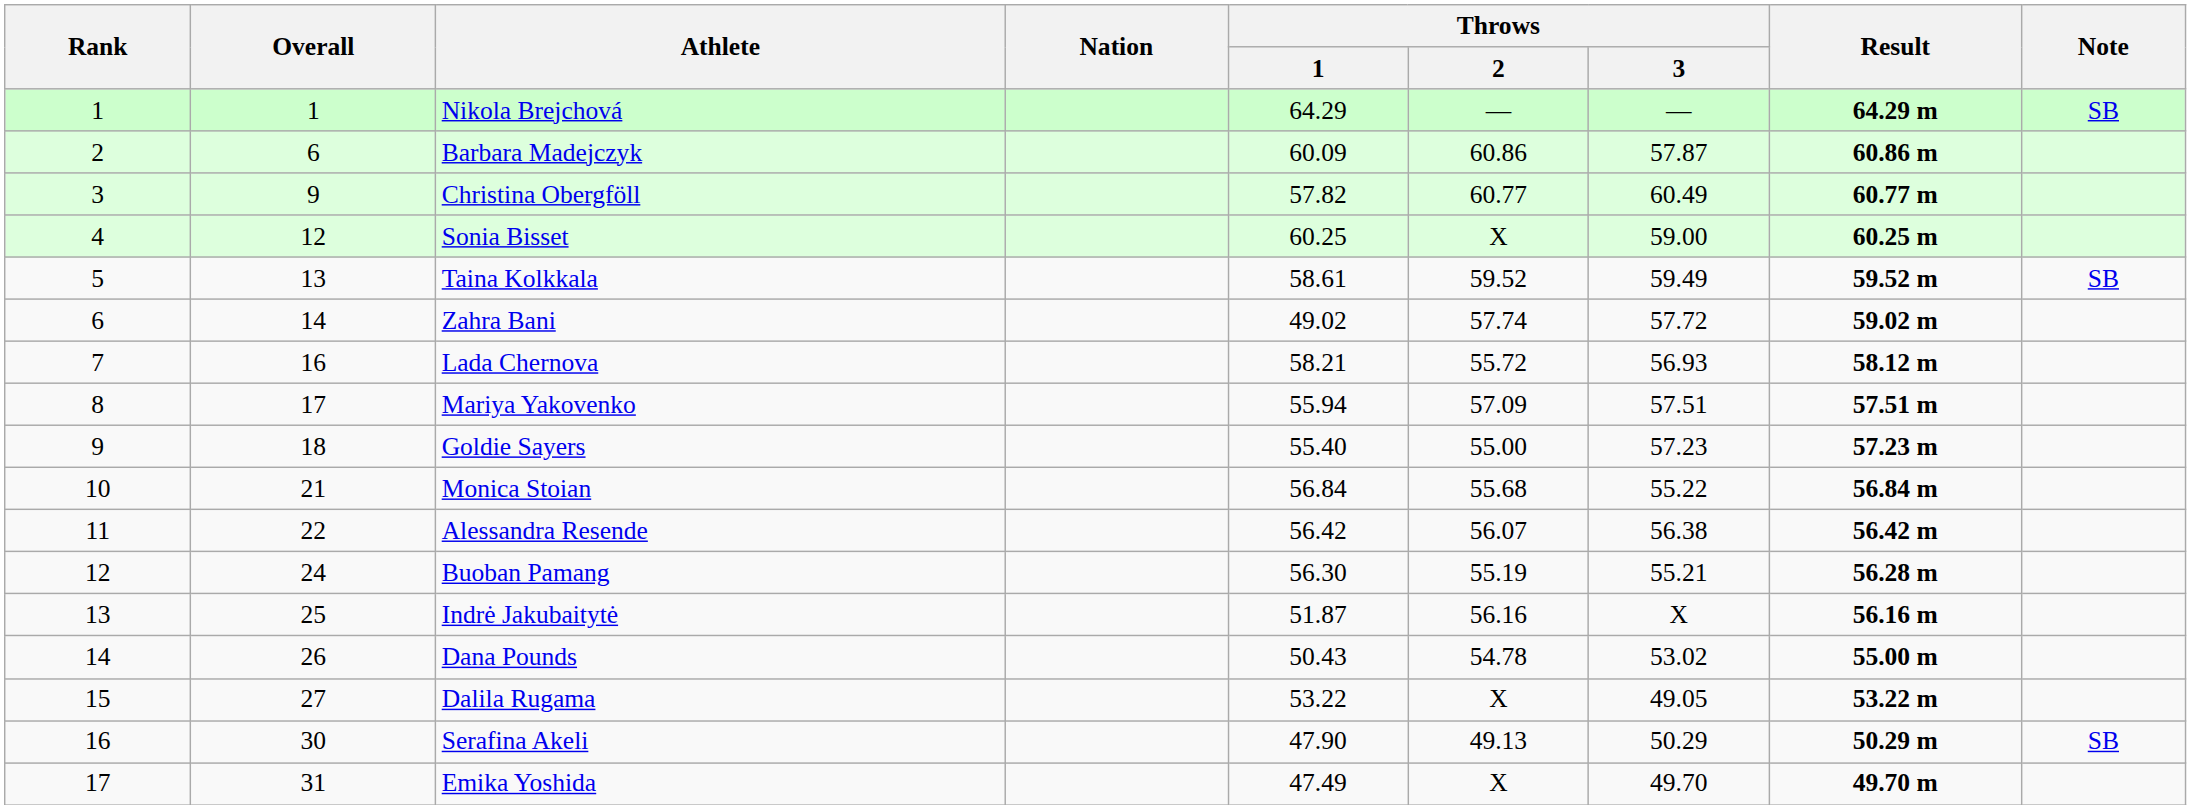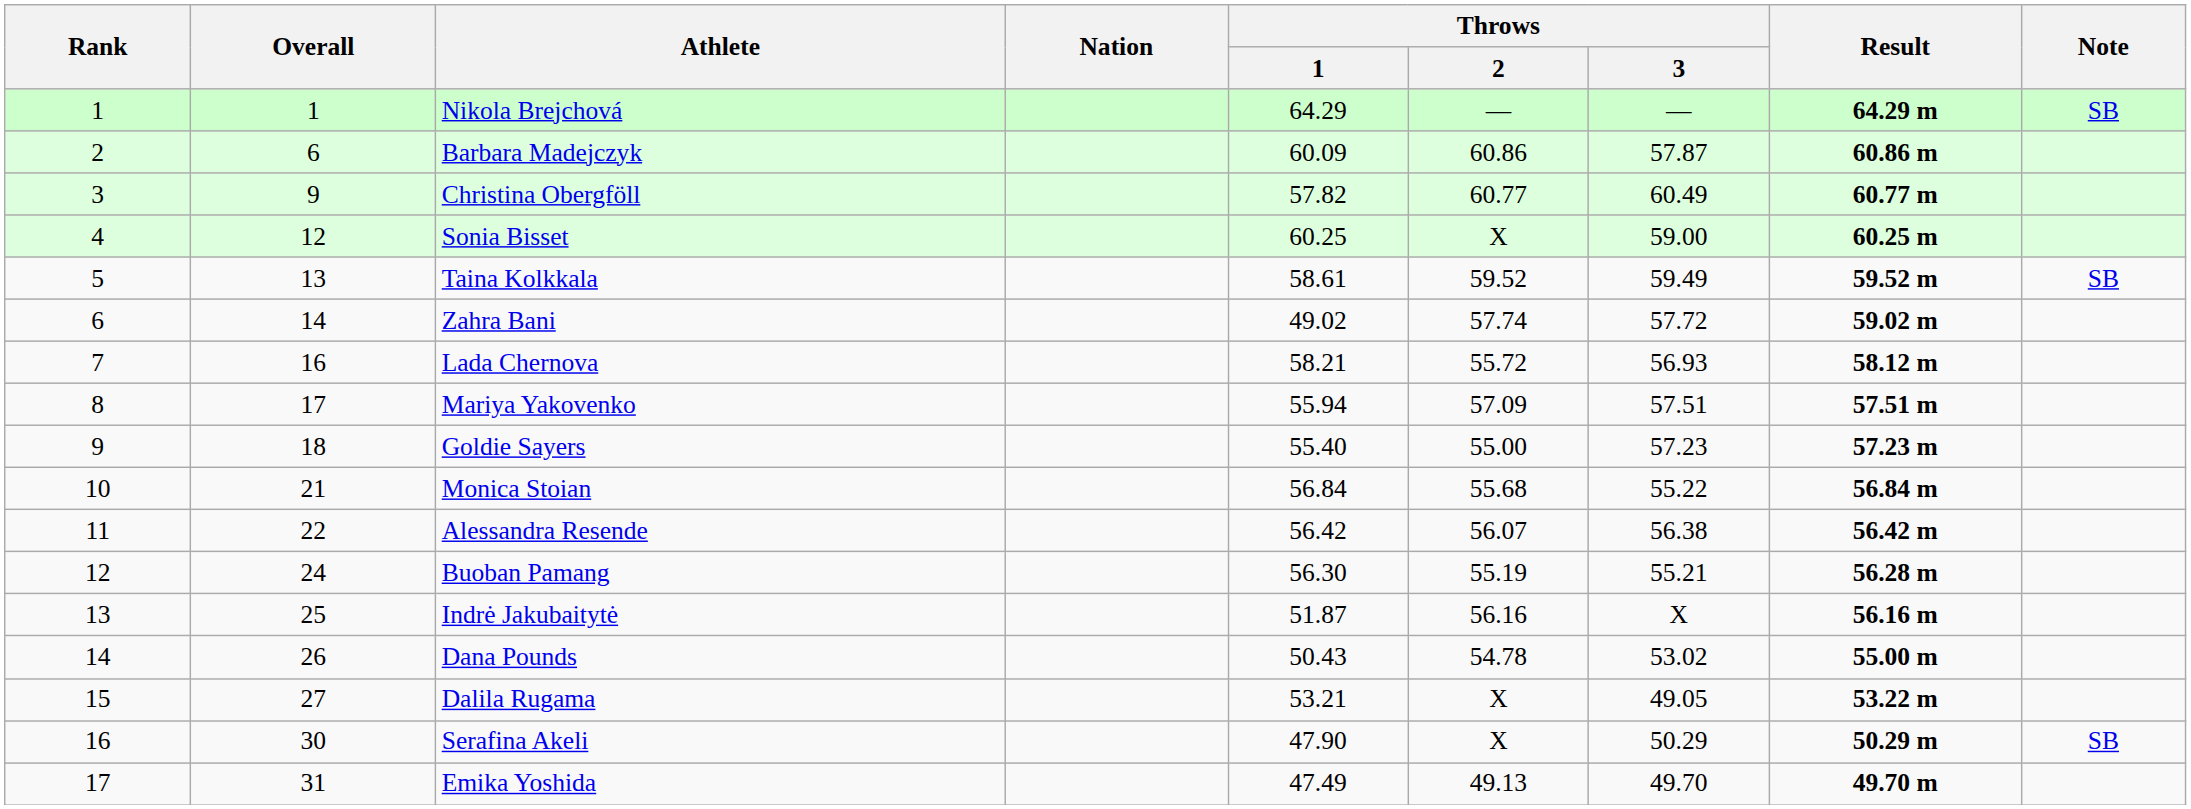(1318, 698) 53.22 -> (1318, 698) 53.21
(1498, 740) 49.13 -> (1498, 740) X
(1498, 782) X -> (1498, 782) 49.13
